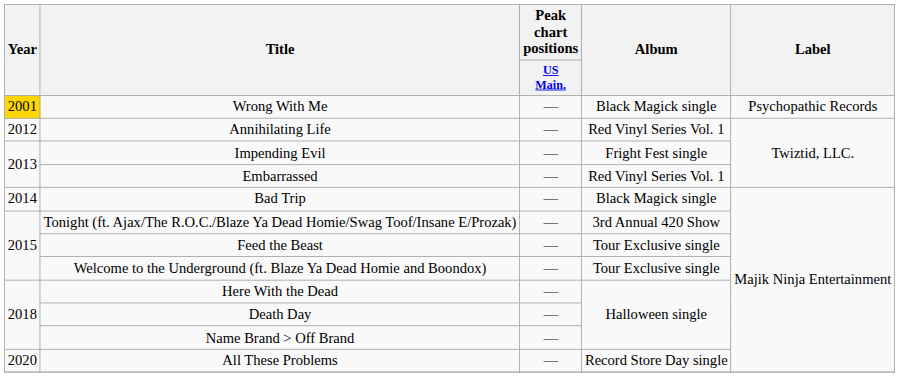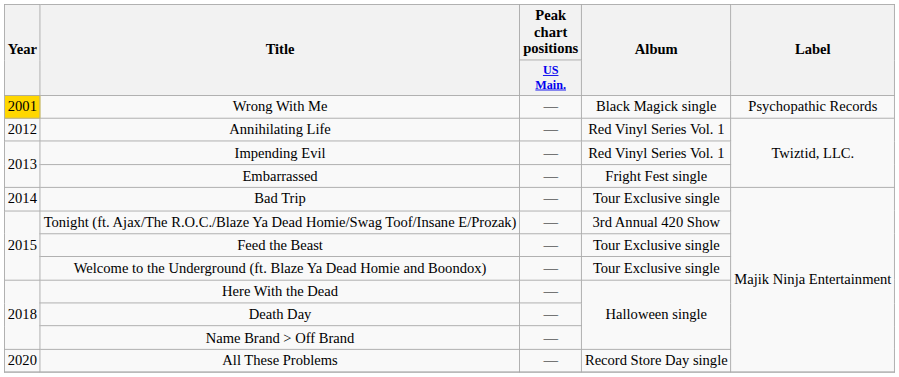(656, 152) Fright Fest single -> (656, 152) Red Vinyl Series Vol. 1
(656, 176) Red Vinyl Series Vol. 1 -> (656, 176) Fright Fest single
(656, 199) Black Magick single -> (656, 199) Tour Exclusive single
